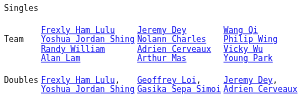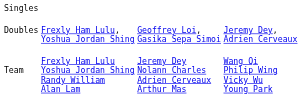rows swapped: (21, 80) <-> (14, 39)
